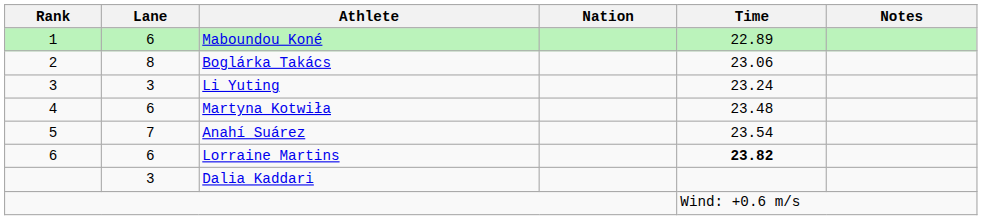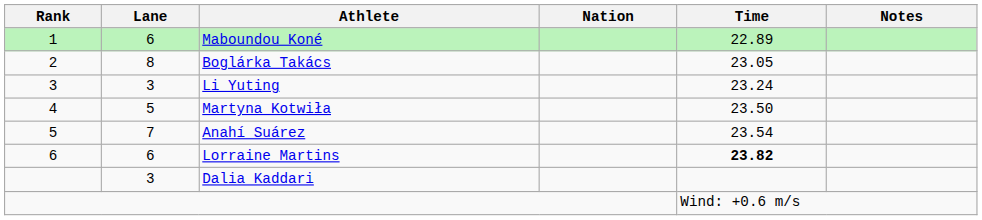(752, 63) 23.06 -> (752, 63) 23.05
(150, 109) 6 -> (150, 109) 5
(752, 109) 23.48 -> (752, 109) 23.50
